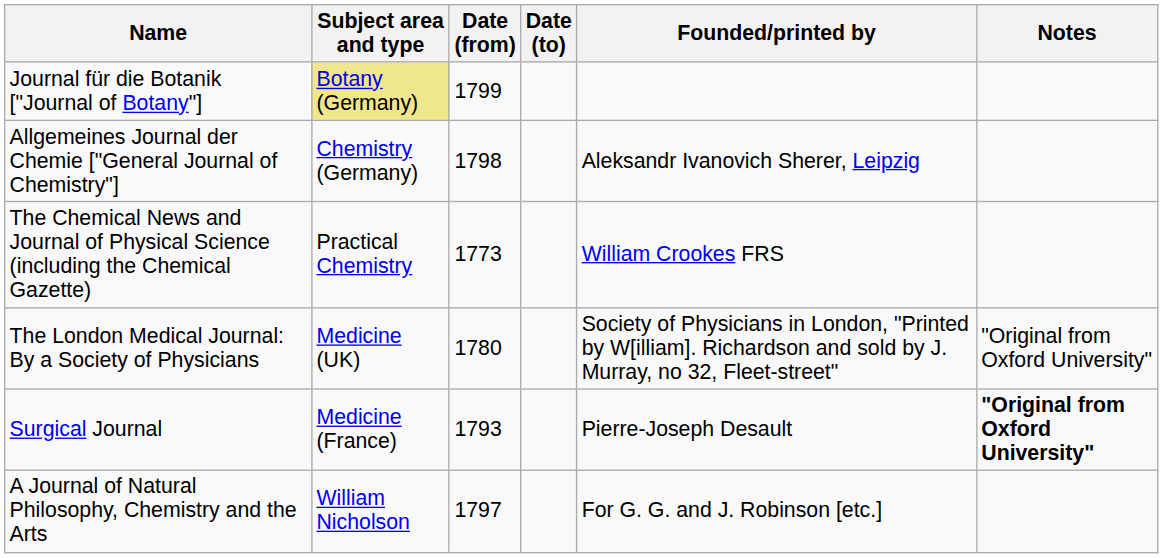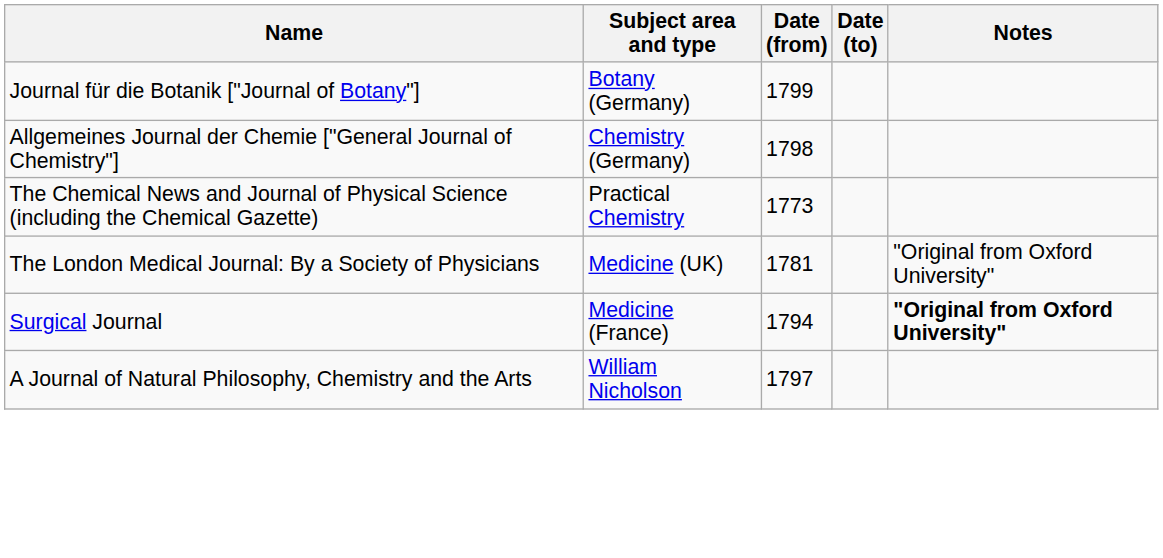- column: (777, 33)
(367, 91) khaki background -> (639, 91) no background
(478, 347) 1780 -> (790, 264) 1781
(478, 429) 1793 -> (790, 321) 1794
